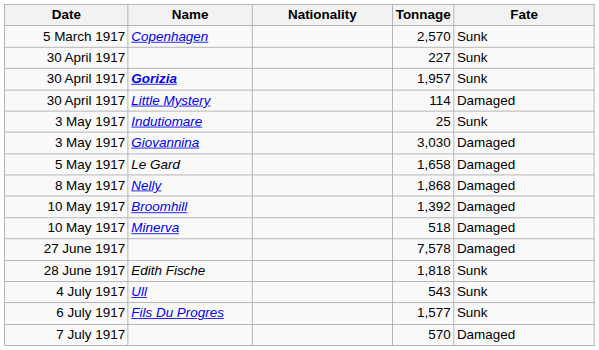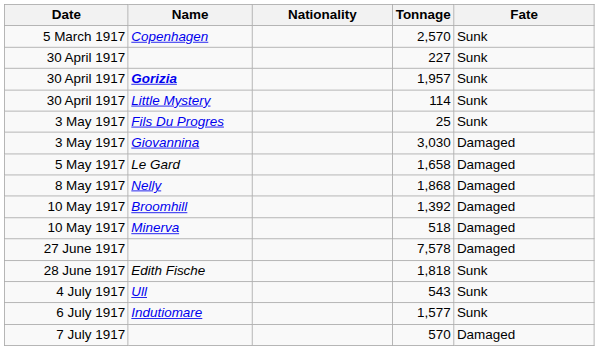(486, 100) Damaged -> (472, 100) Sunk
(167, 121) Indutiomare -> (178, 121) Fils Du Progres
(178, 313) Fils Du Progres -> (167, 313) Indutiomare
